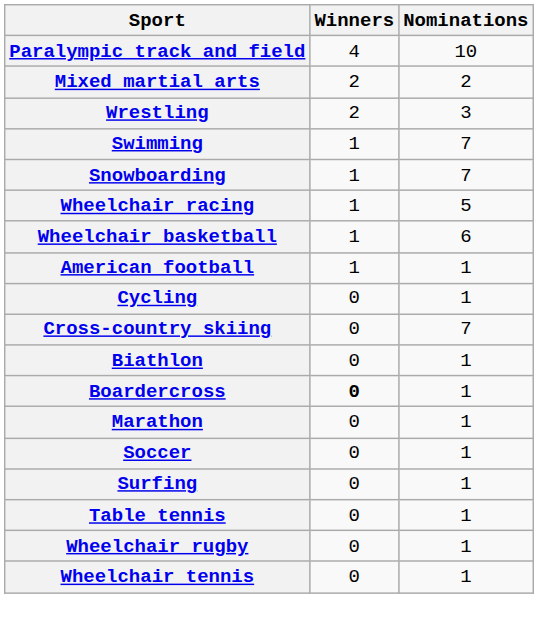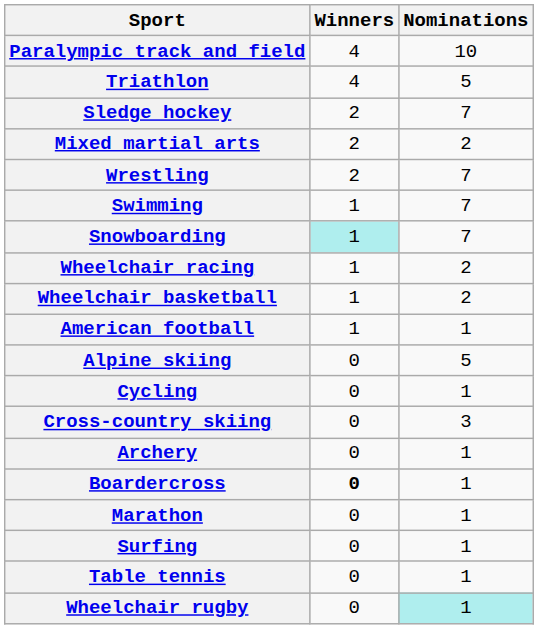+ row: (157, 82)
+ row: (157, 113)
(466, 113) 3 -> (466, 175) 7
(354, 175) no background -> (354, 237) paleturquoise background
(466, 206) 5 -> (466, 268) 2
(466, 237) 6 -> (466, 299) 2
+ row: (157, 360)
(466, 330) 7 -> (466, 422) 3
+ row: (157, 453)
- row: (157, 360)
- row: (157, 453)
(466, 546) no background -> (466, 608) paleturquoise background
- row: (157, 577)
